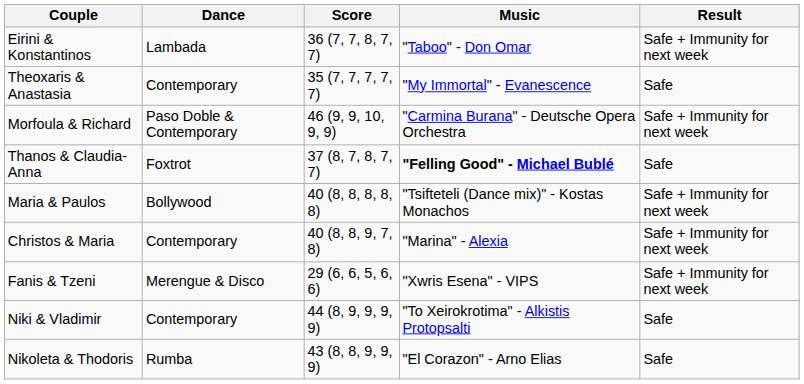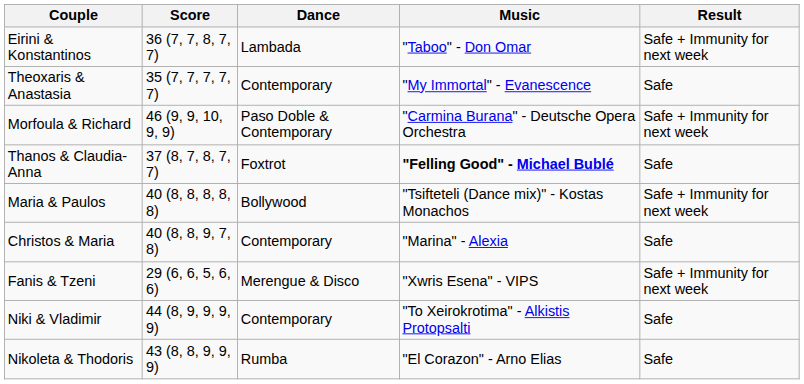columns swapped: (352, 15) <-> (223, 15)
(706, 242) Safe + Immunity for next week -> (658, 242) Safe
